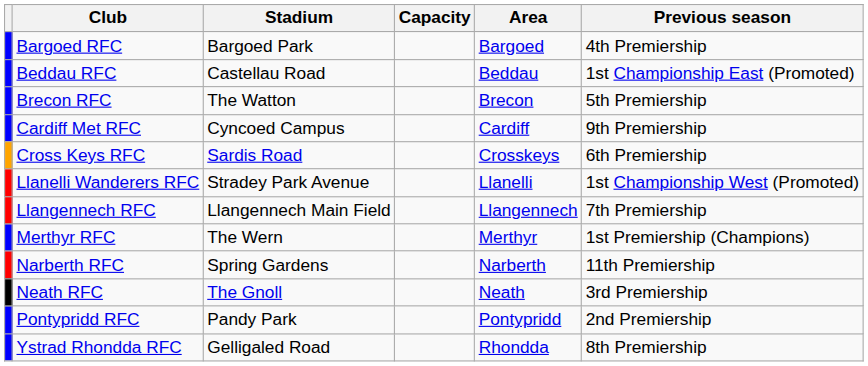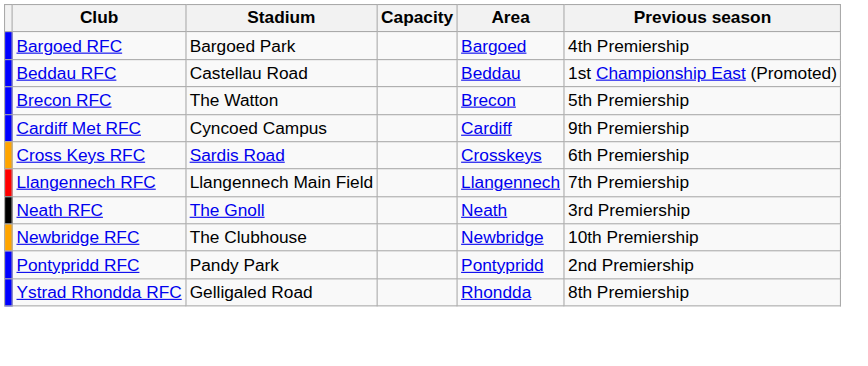- row: (108, 182)
- row: (66, 237)
- row: (70, 264)
+ row: (78, 237)
